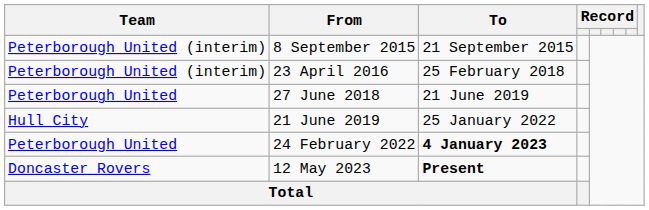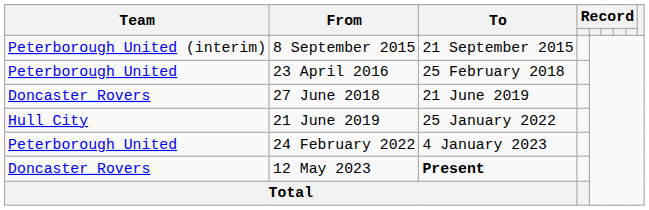(137, 72) Peterborough United (interim) -> (93, 72) Peterborough United
(93, 96) Peterborough United -> (79, 96) Doncaster Rovers
(485, 144) bold -> (485, 144) normal
